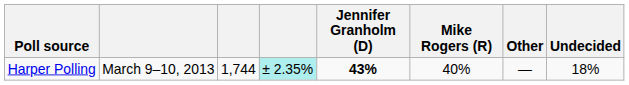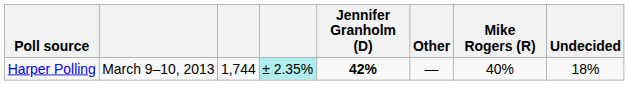columns swapped: (456, 39) <-> (525, 46)
(363, 68) 43% -> (363, 68) 42%
